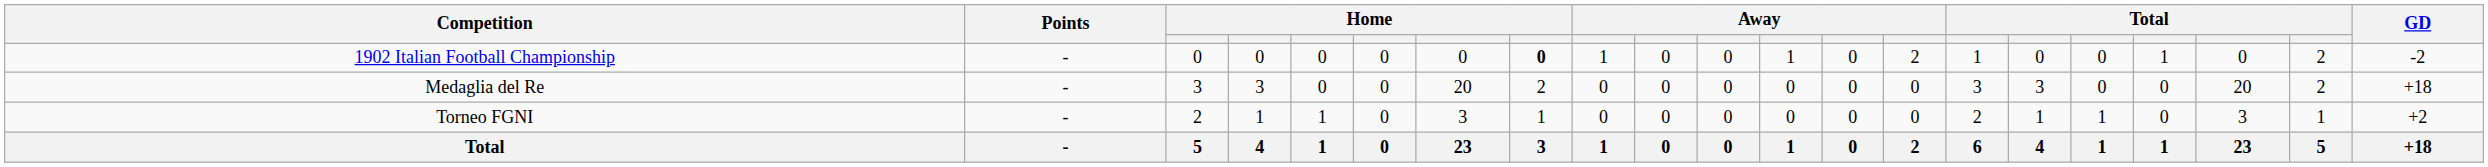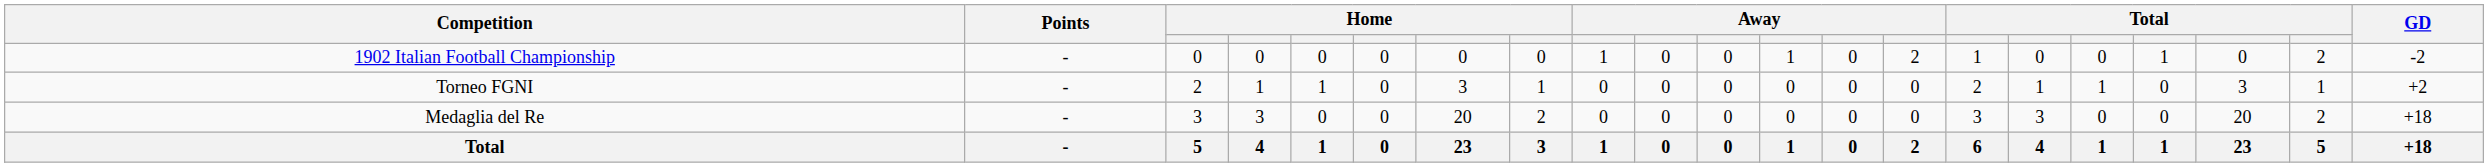(1541, 57) bold -> (1541, 57) normal
rows swapped: (485, 87) <-> (485, 116)
